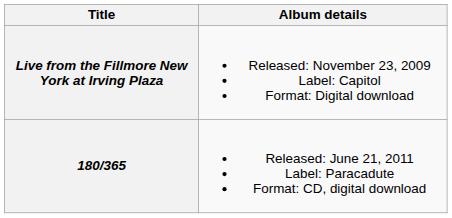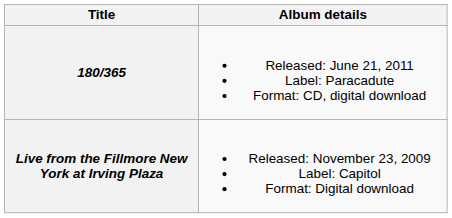rows swapped: (102, 72) <-> (102, 166)
